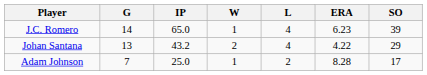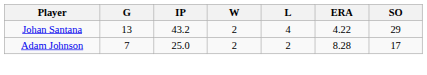- row: (52, 29)
(234, 62) 1 -> (234, 45) 2
